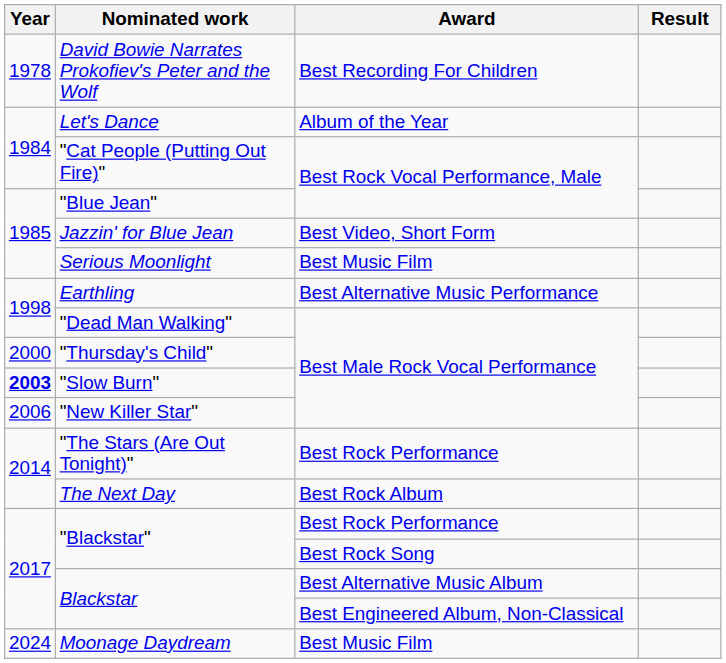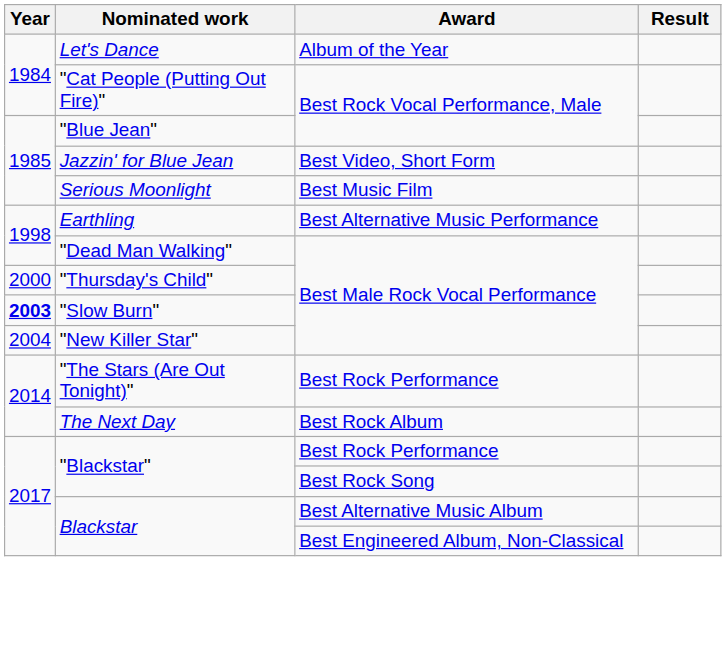- row: (165, 70)
(30, 412) 2006 -> (30, 340) 2004
- row: (145, 643)
